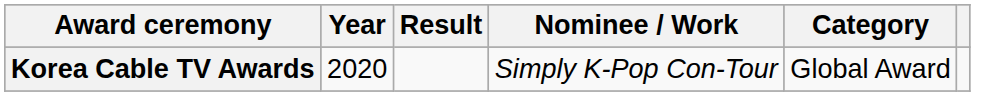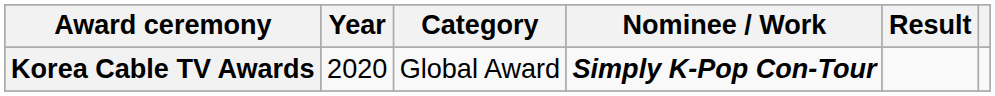columns swapped: (871, 25) <-> (441, 25)
(636, 68) normal -> (724, 68) bold
